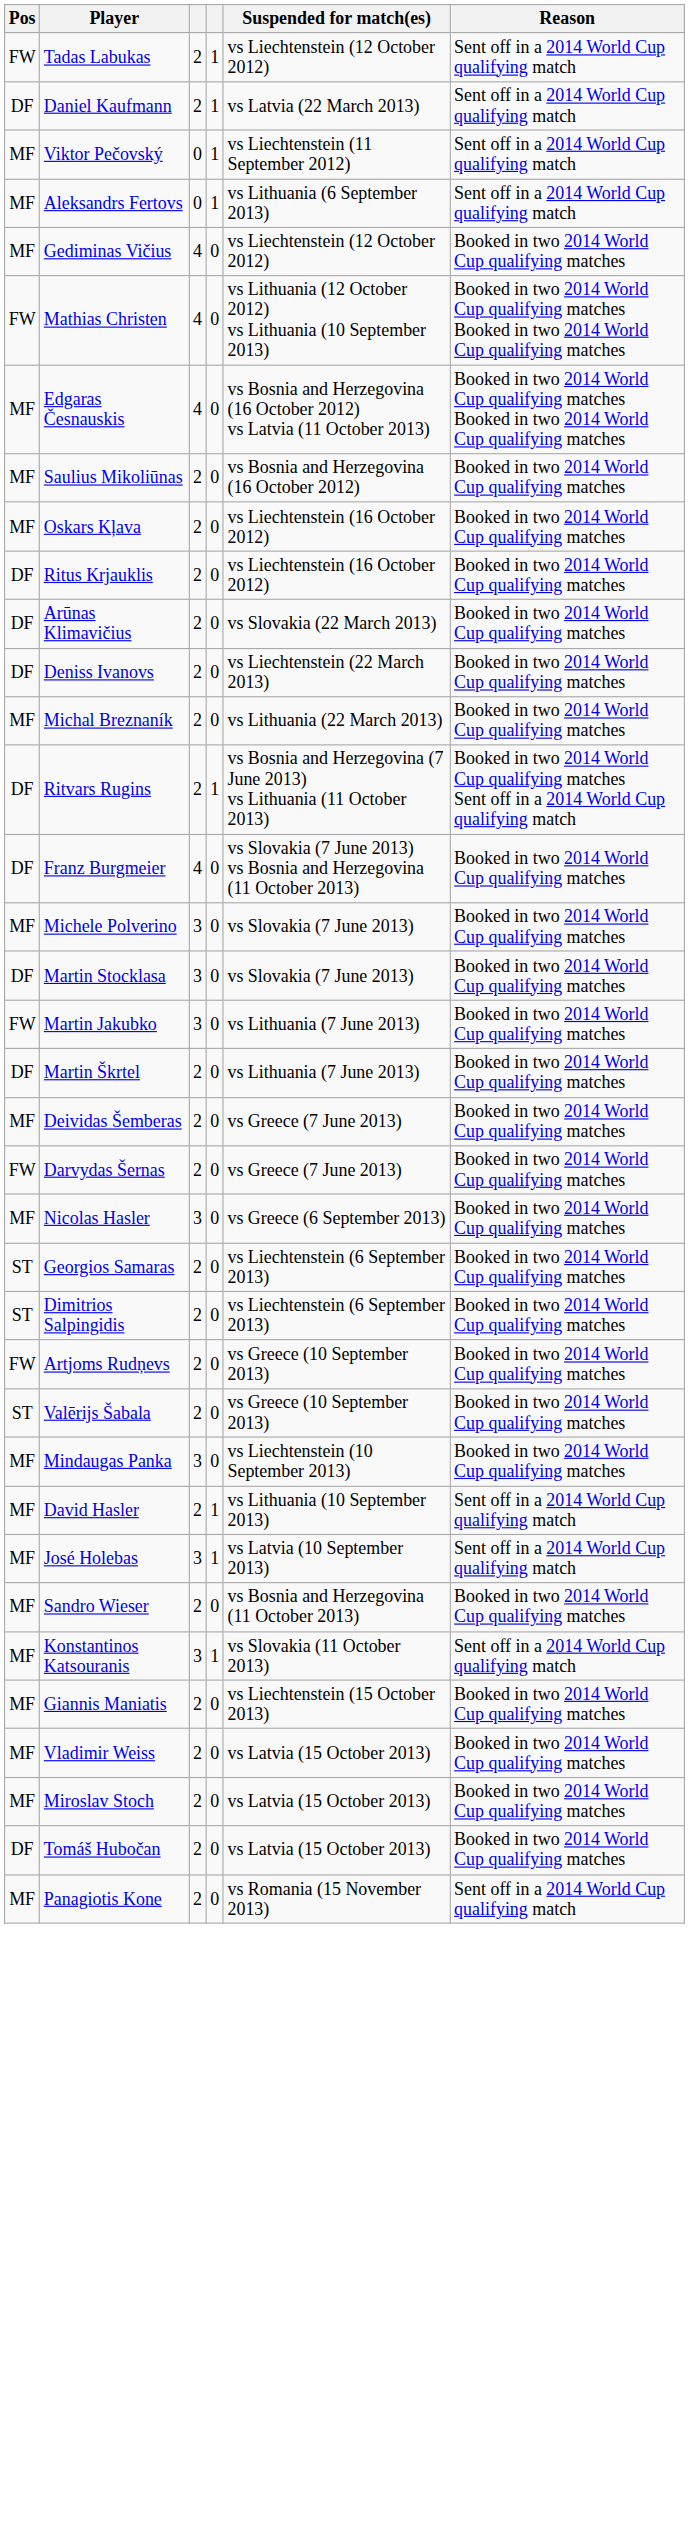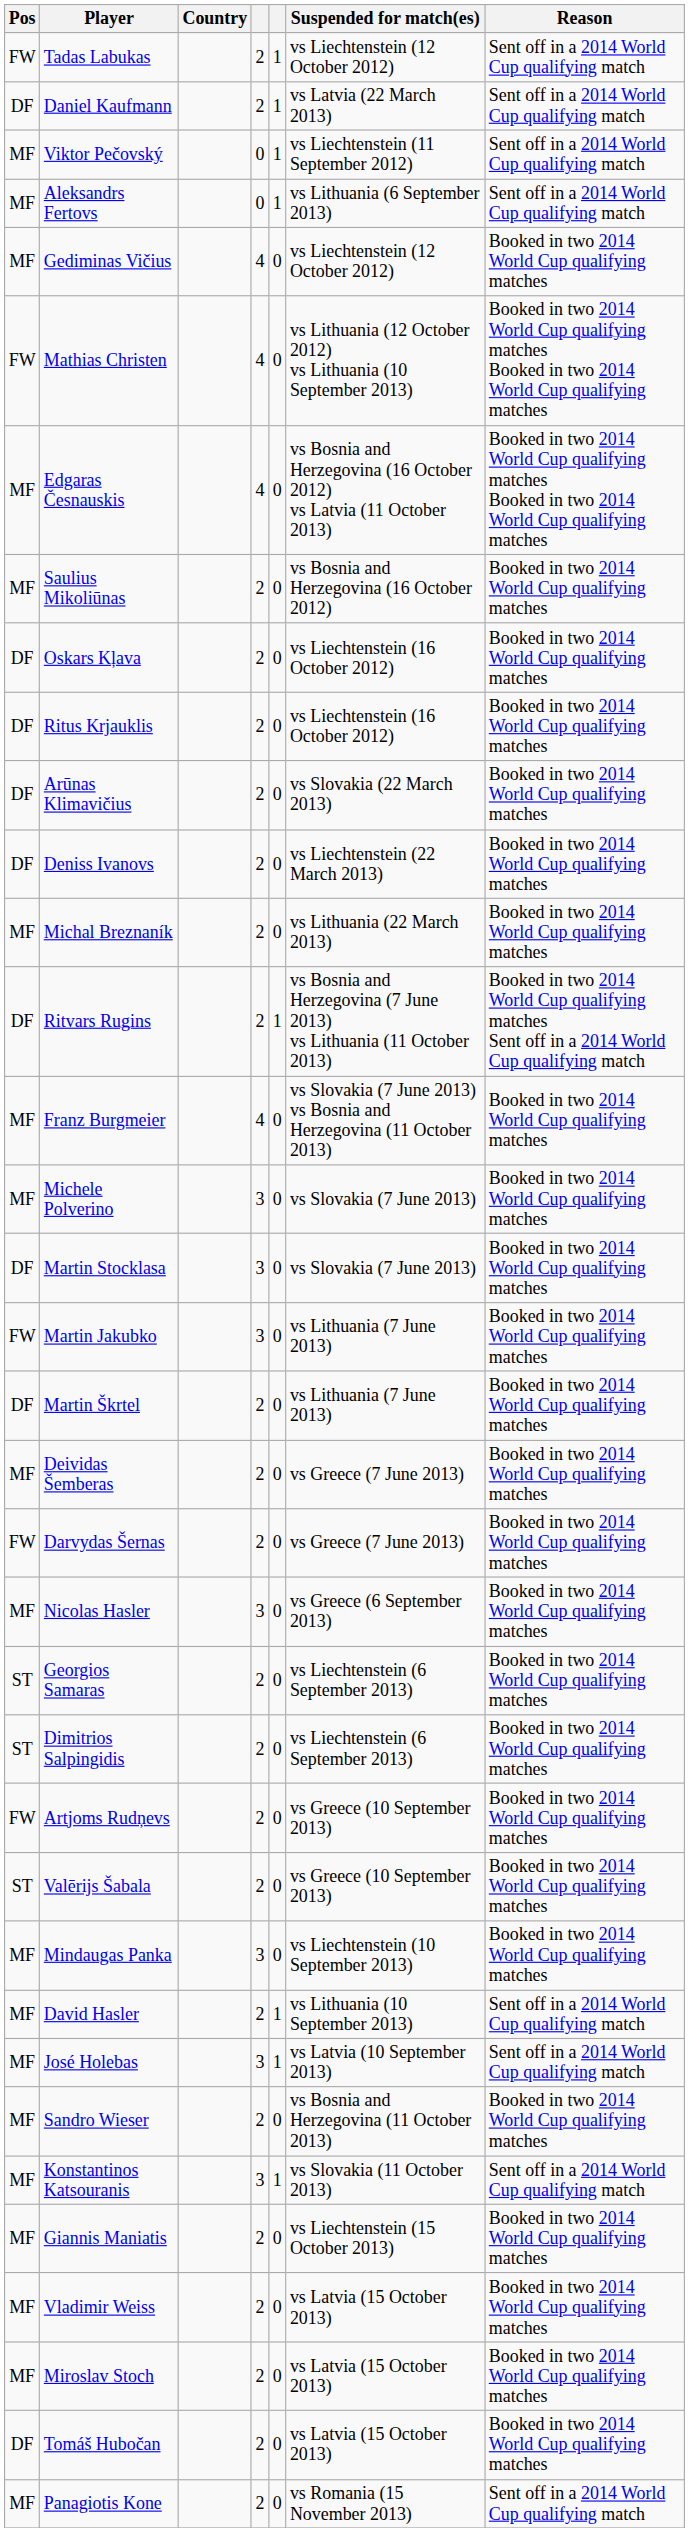+ column: (215, 18)
(22, 526) MF -> (22, 657) DF
(22, 868) DF -> (22, 1120) MF
